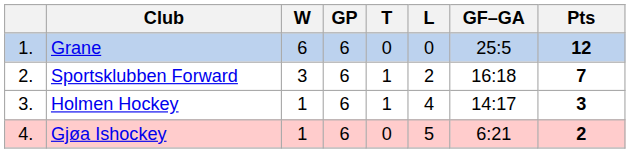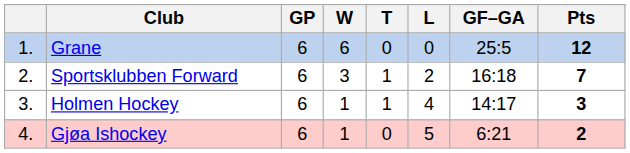columns swapped: (344, 18) <-> (302, 18)
